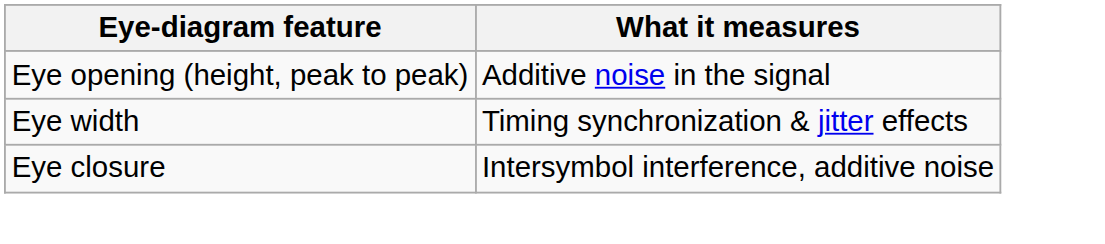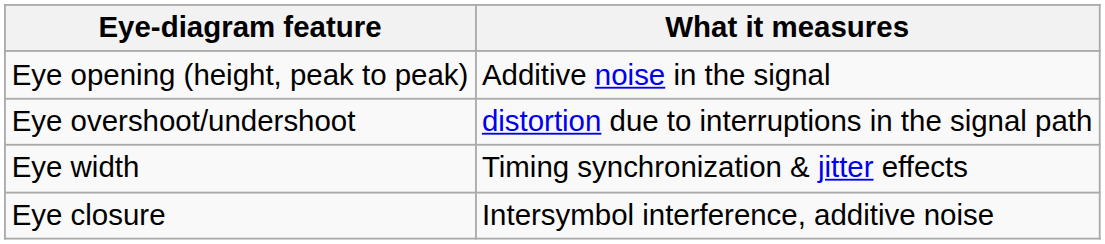+ row: (184, 121)
